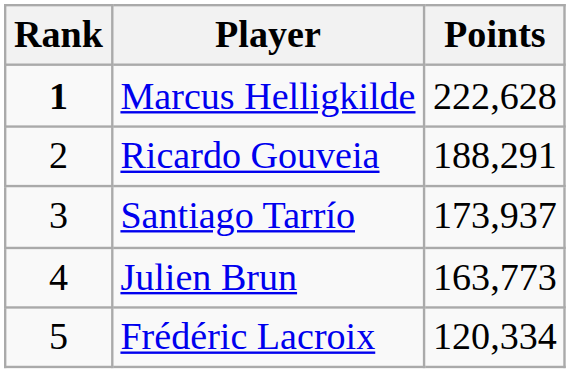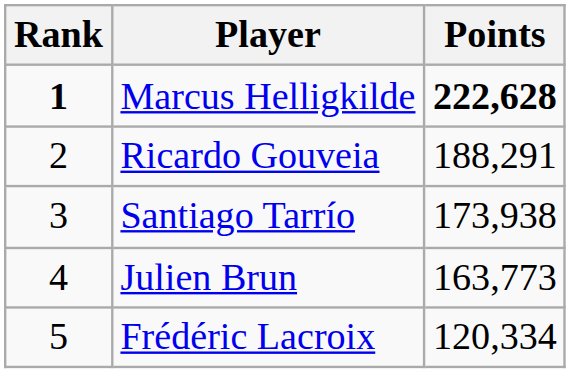(495, 95) normal -> (495, 95) bold
(495, 215) 173,937 -> (495, 215) 173,938
